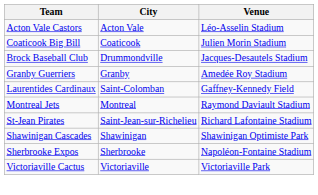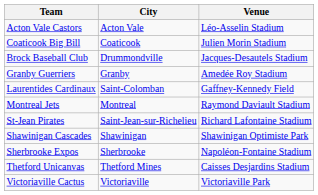+ row: (45, 167)
